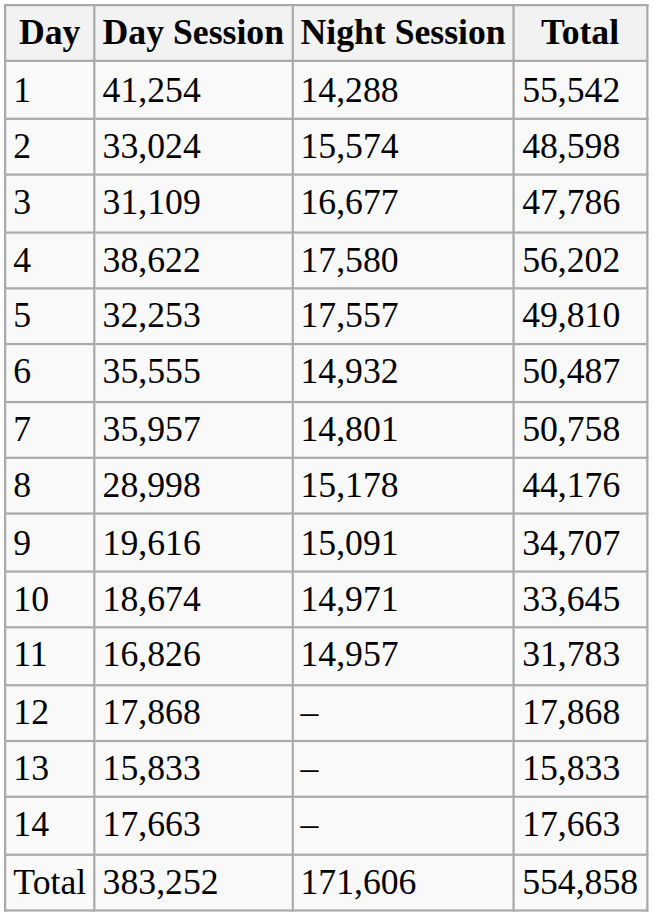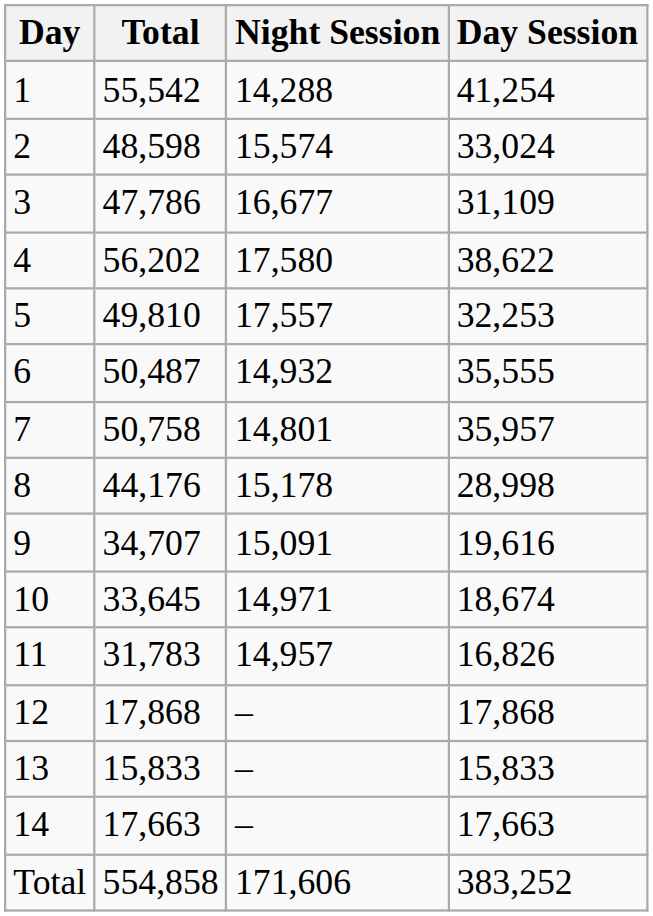columns swapped: (193, 32) <-> (580, 32)
